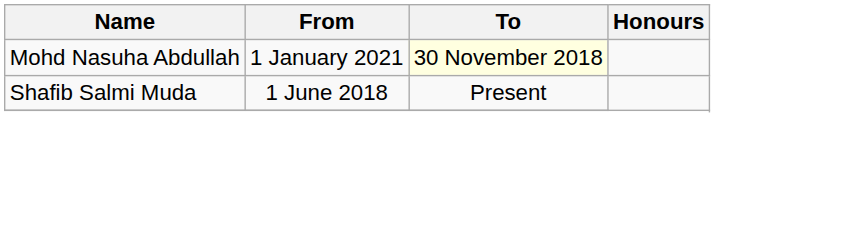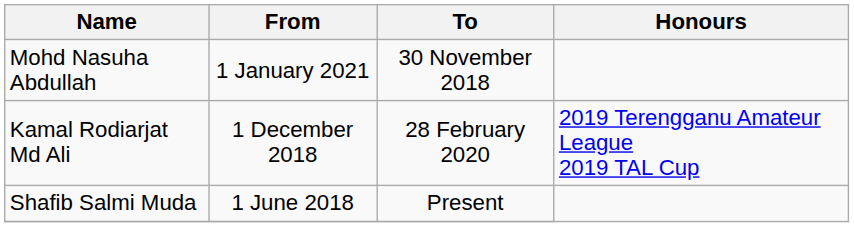(508, 57) lightyellow background -> (465, 69) no background
+ row: (89, 142)
